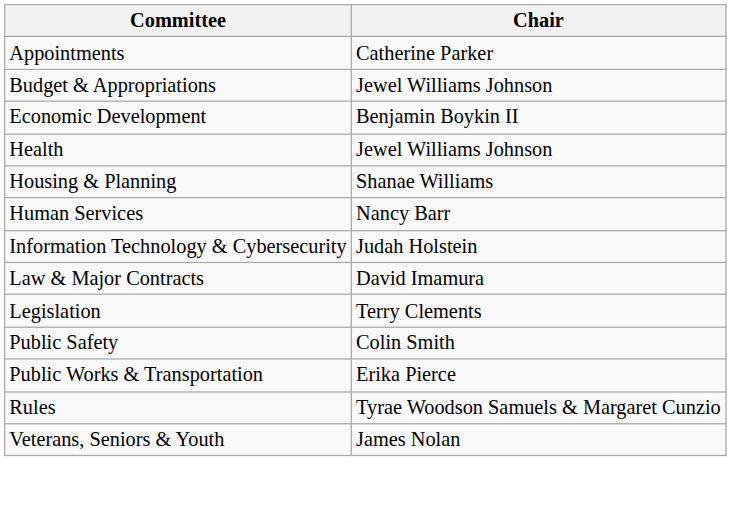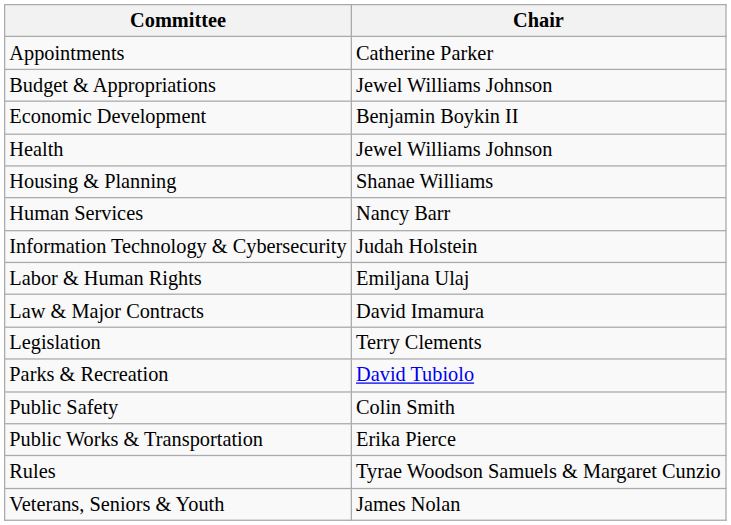+ row: (106, 278)
+ row: (89, 375)
